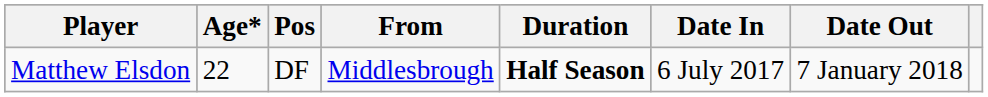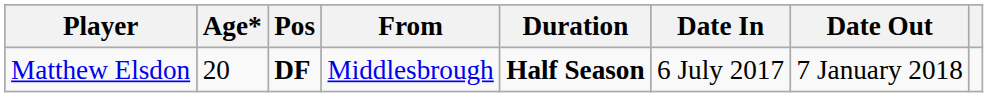(216, 69) 22 -> (216, 69) 20
(292, 69) normal -> (292, 69) bold
